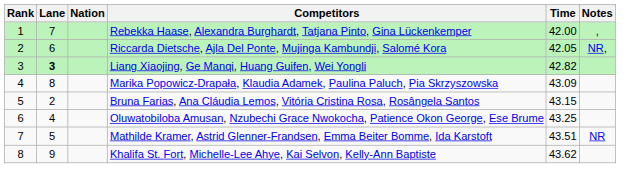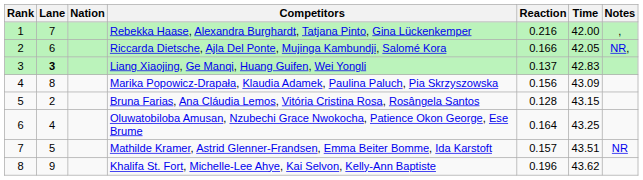+ column: (543, 13)
(563, 66) 42.82 -> (585, 66) 42.83
